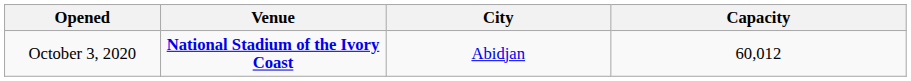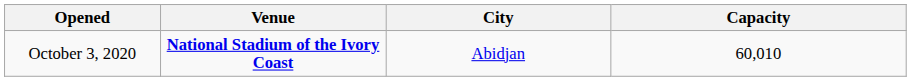(758, 53) 60,012 -> (758, 53) 60,010
